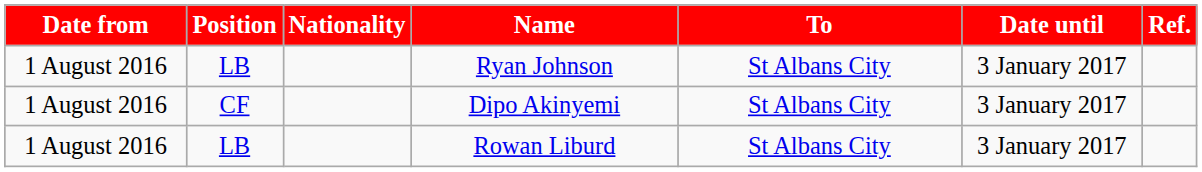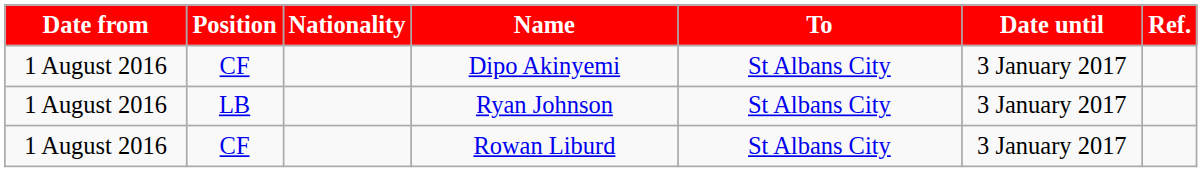rows swapped: (544, 105) <-> (544, 65)
(235, 146) LB -> (235, 146) CF
